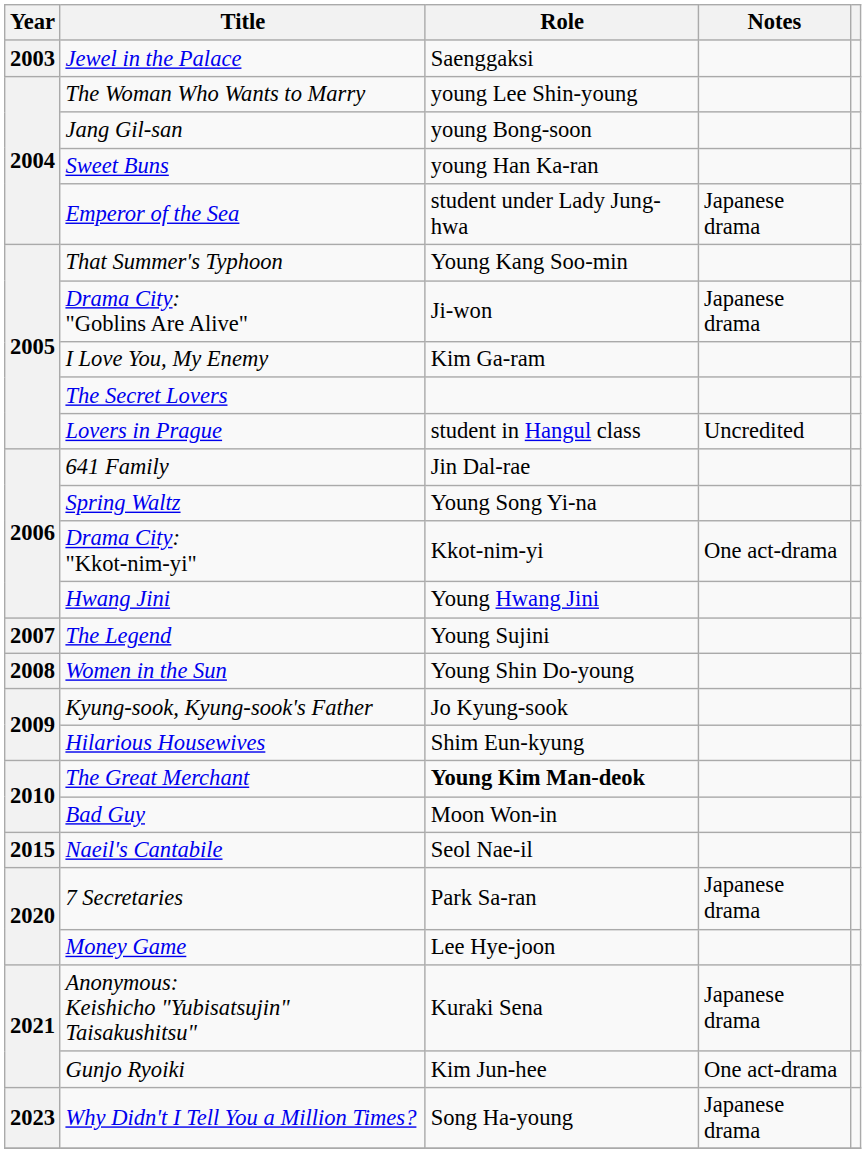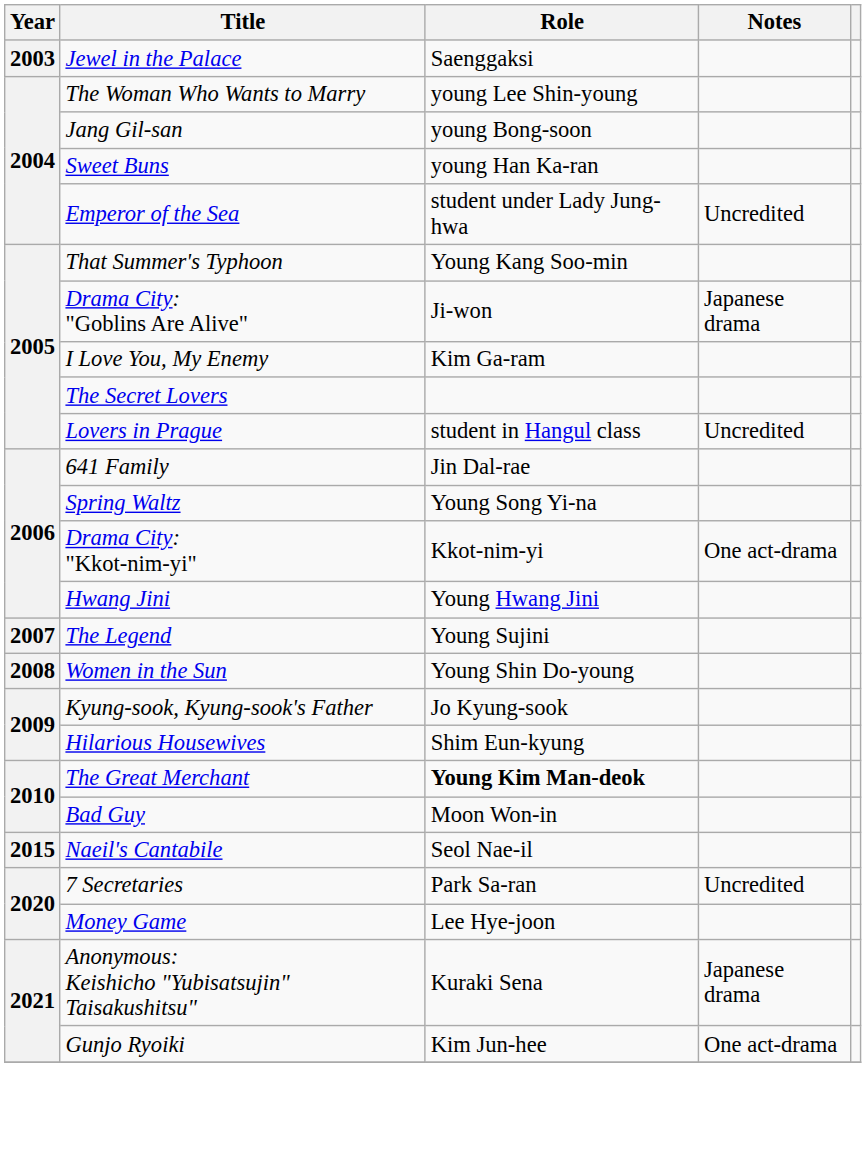(744, 213) Japanese drama -> (754, 213) Uncredited
(744, 898) Japanese drama -> (754, 885) Uncredited
- row: (241, 1117)
